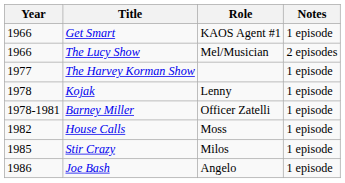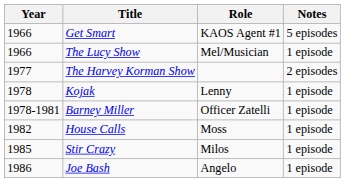(310, 33) 1 episode -> (312, 33) 5 episodes
(312, 52) 2 episodes -> (310, 52) 1 episode
(310, 71) 1 episode -> (312, 71) 2 episodes
